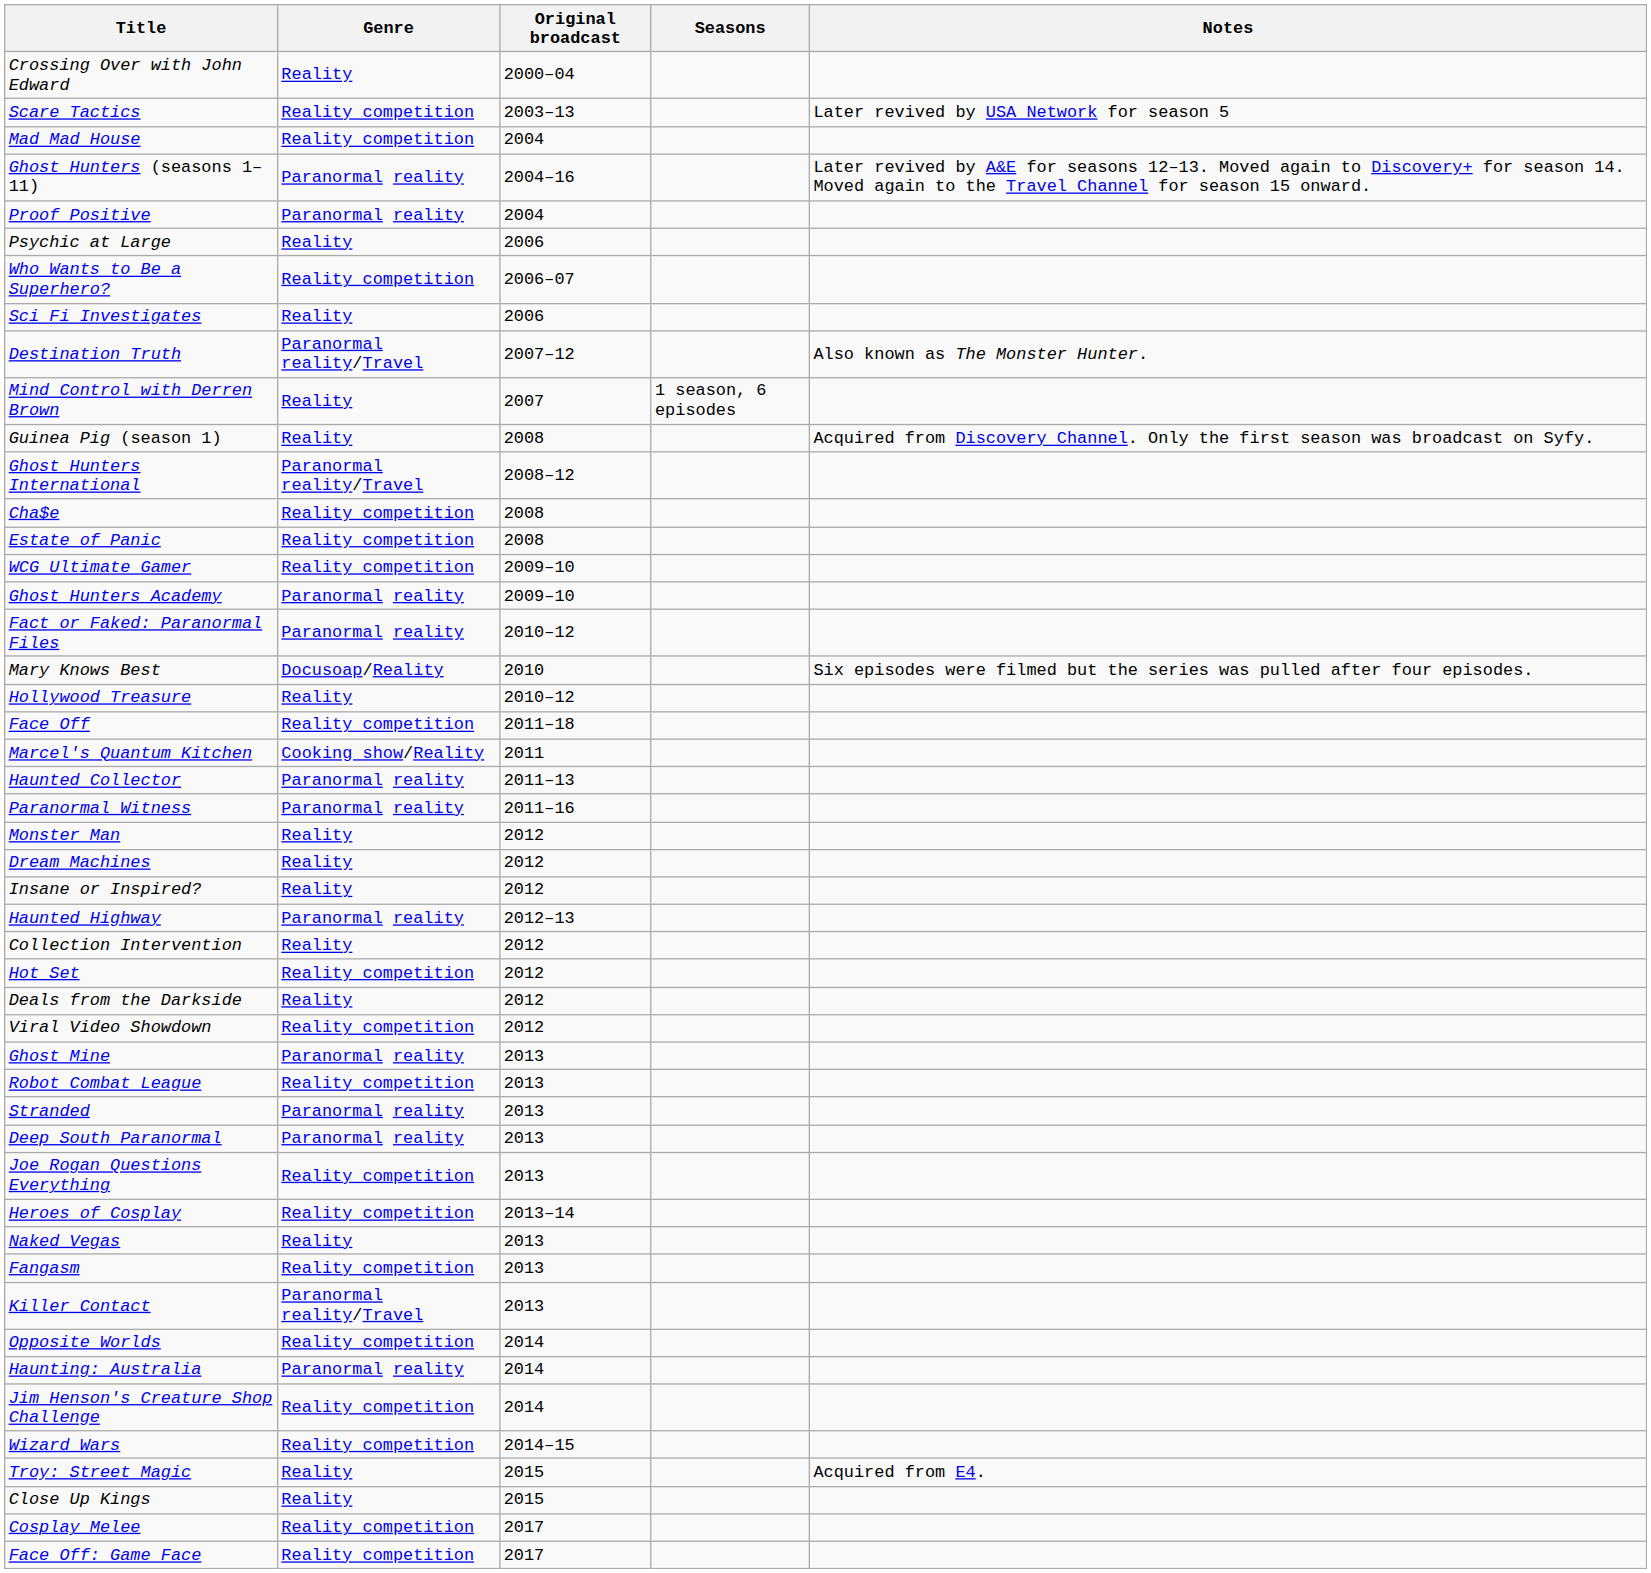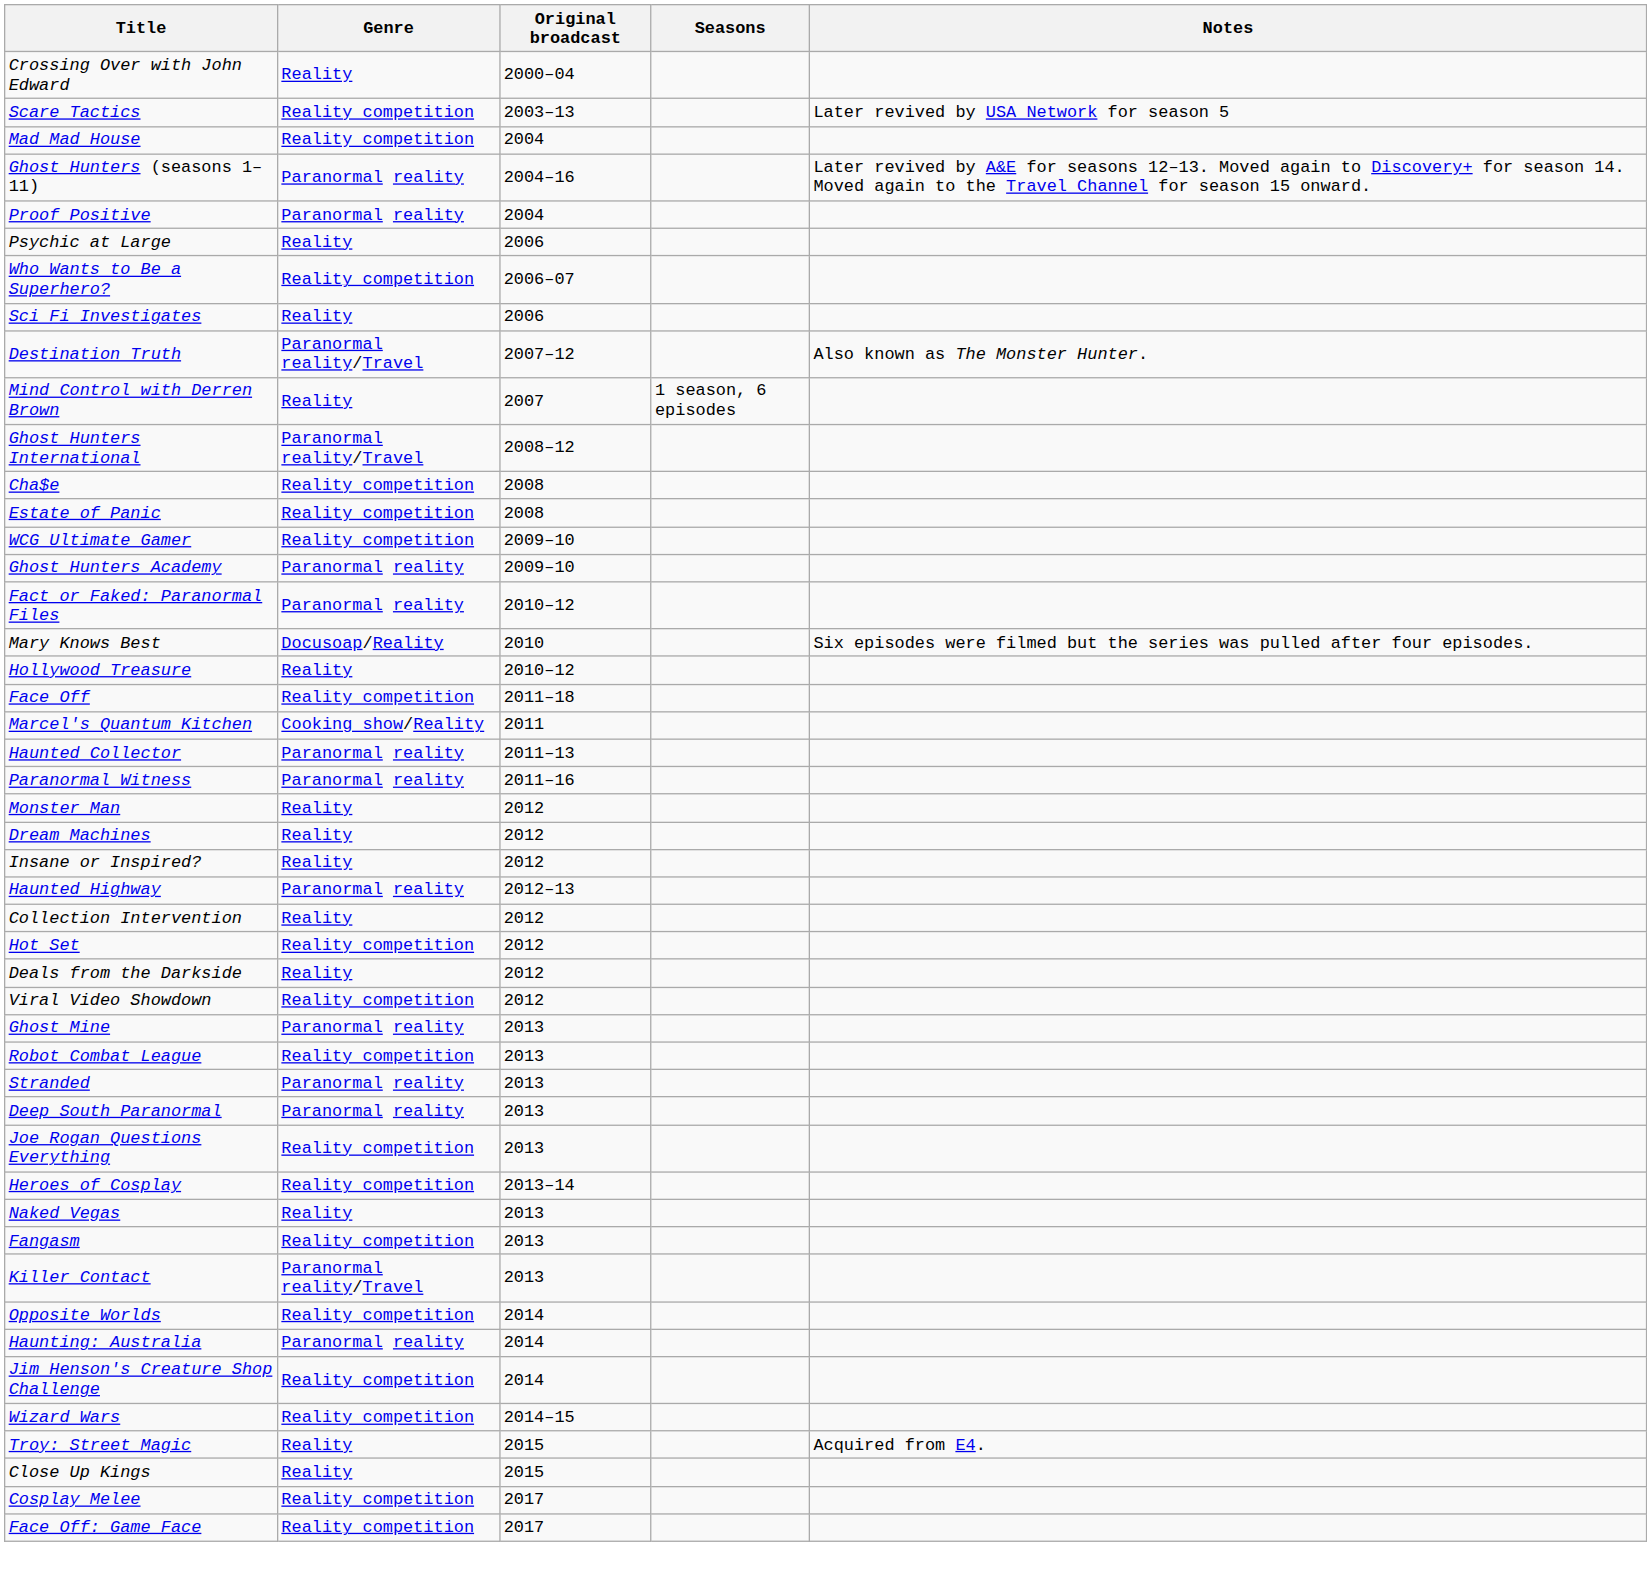- row: (115, 438)
